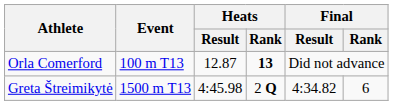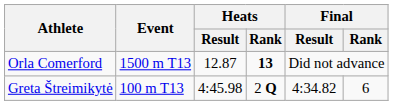(152, 64) 100 m T13 -> (155, 64) 1500 m T13
(155, 88) 1500 m T13 -> (152, 88) 100 m T13
